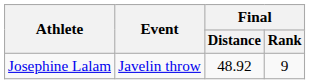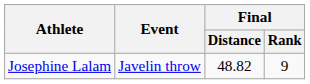(234, 66) 48.92 -> (234, 66) 48.82
